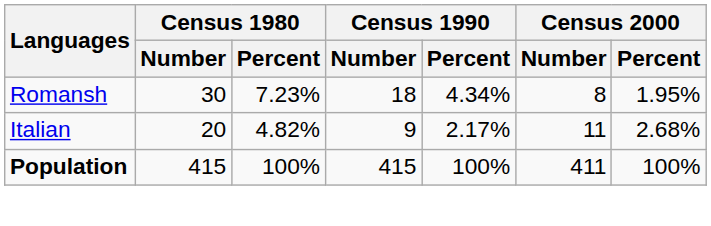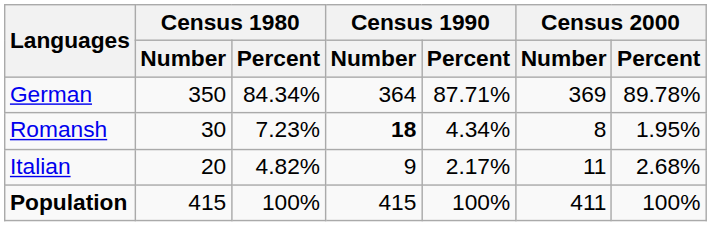+ row: (51, 94)
(404, 94) normal -> (404, 130) bold
